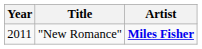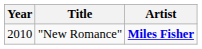(20, 34) 2011 -> (20, 34) 2010
